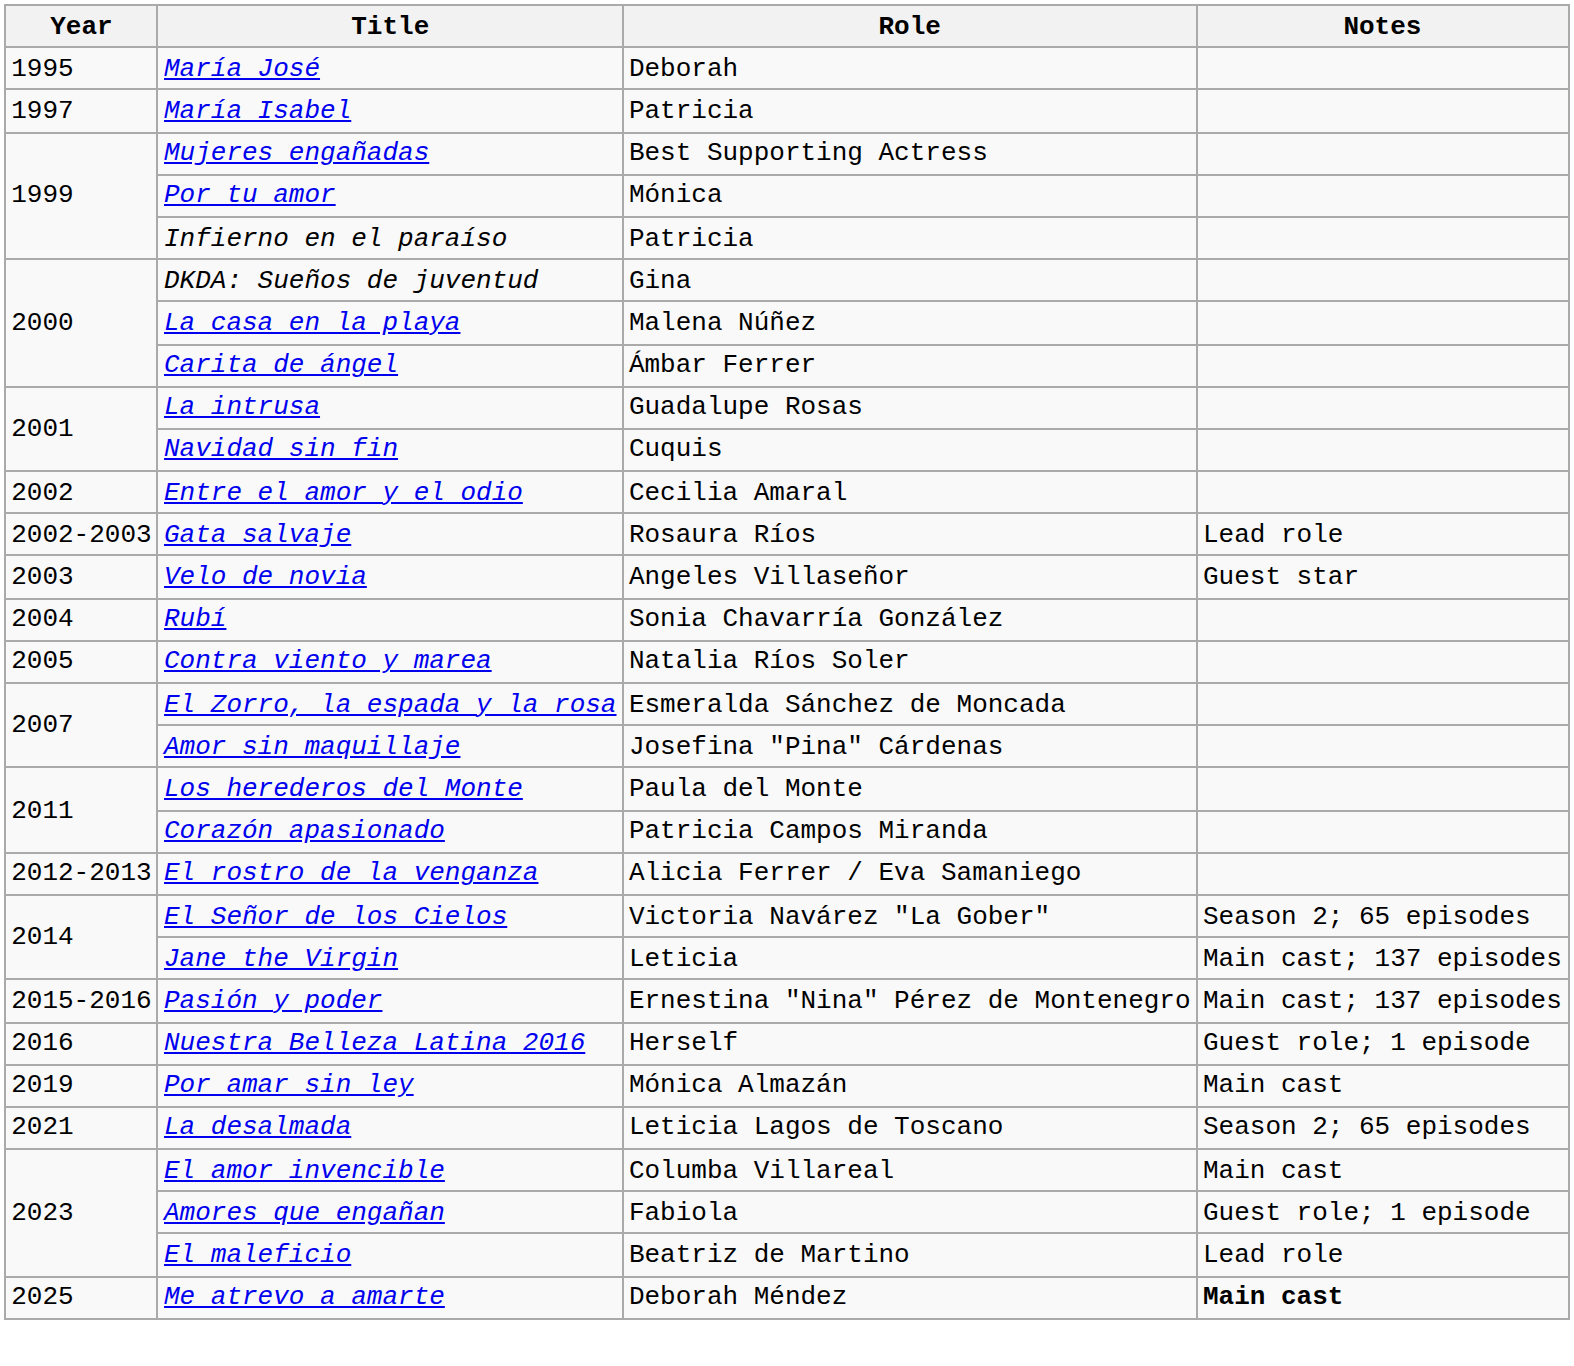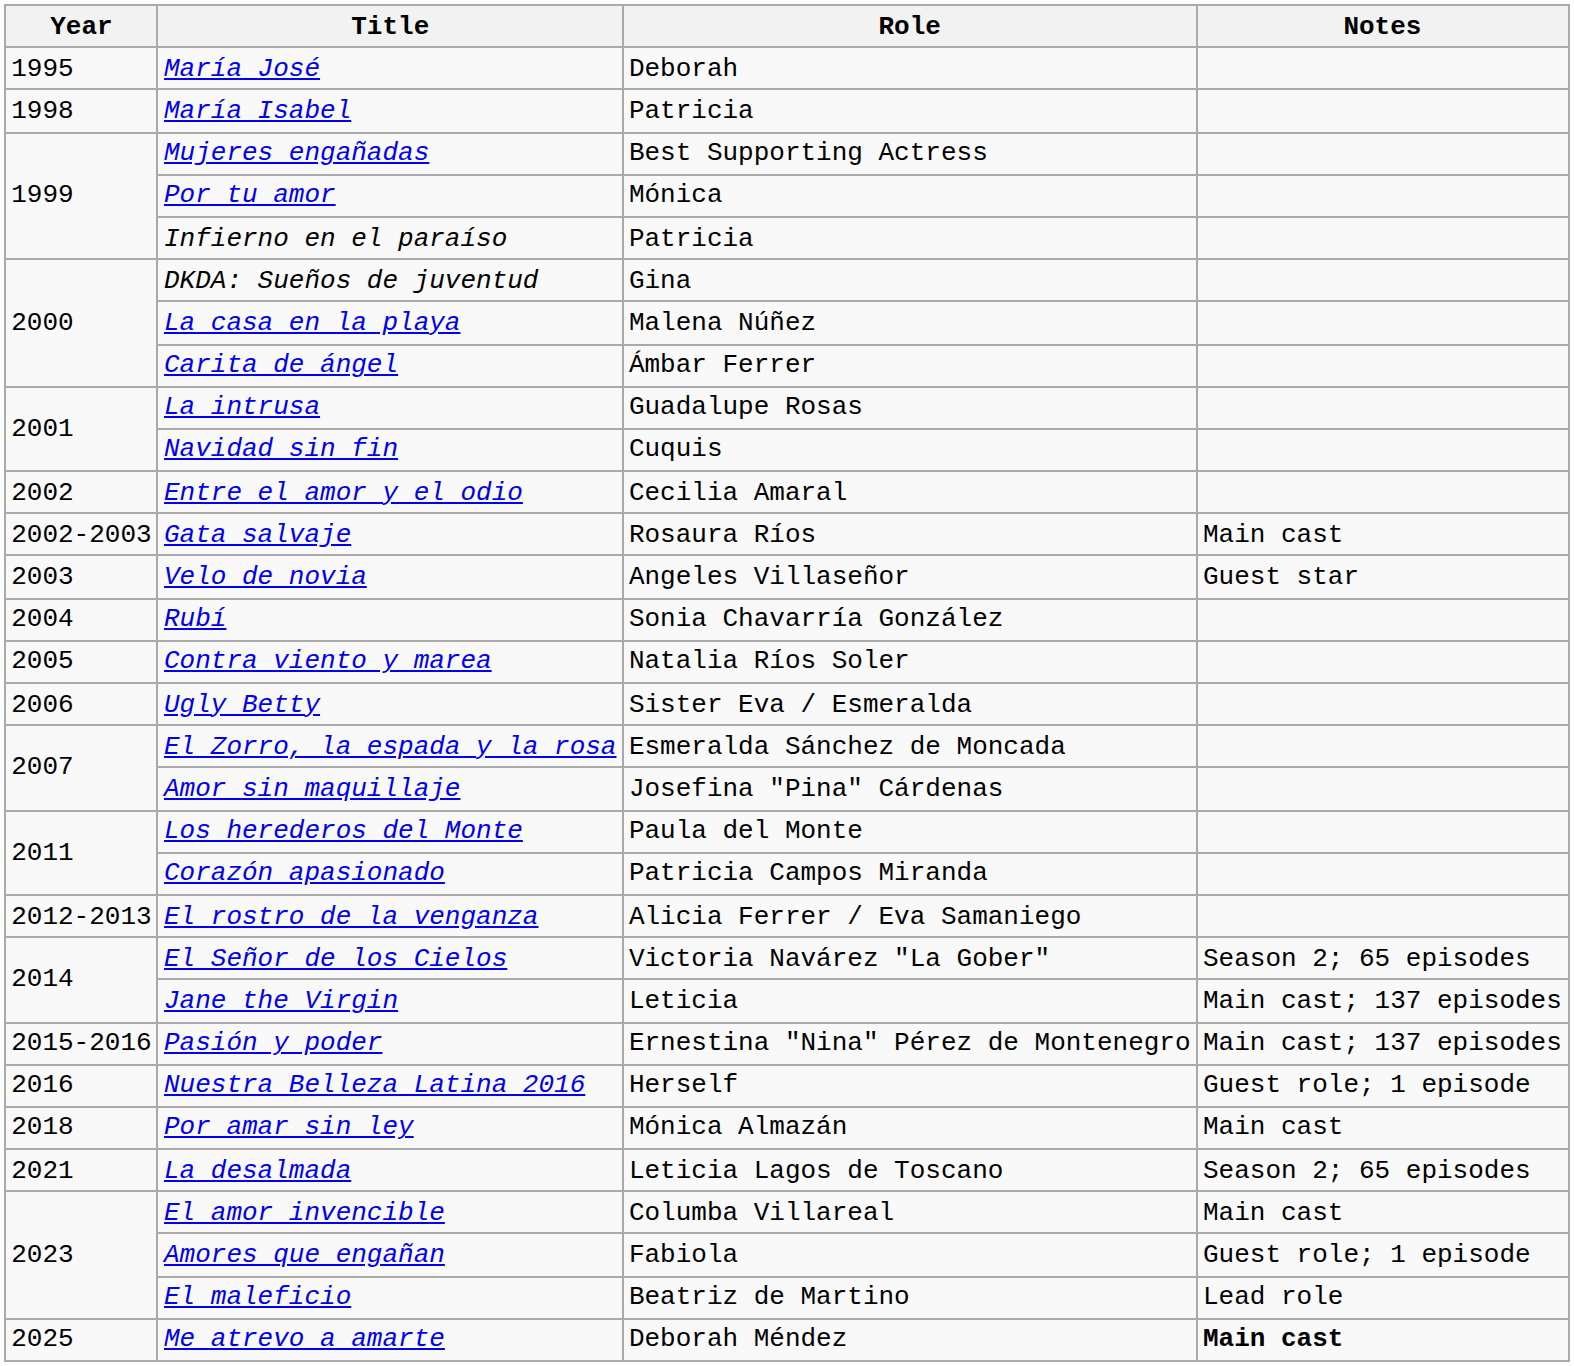(42, 111) 1997 -> (42, 111) 1998
(1273, 535) Lead role -> (1273, 535) Main cast
+ row: (242, 704)
(42, 1086) 2019 -> (42, 1128) 2018
